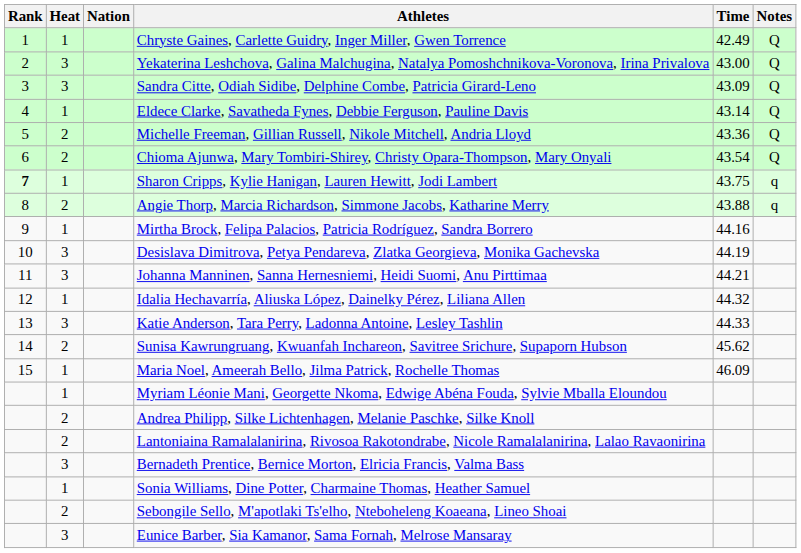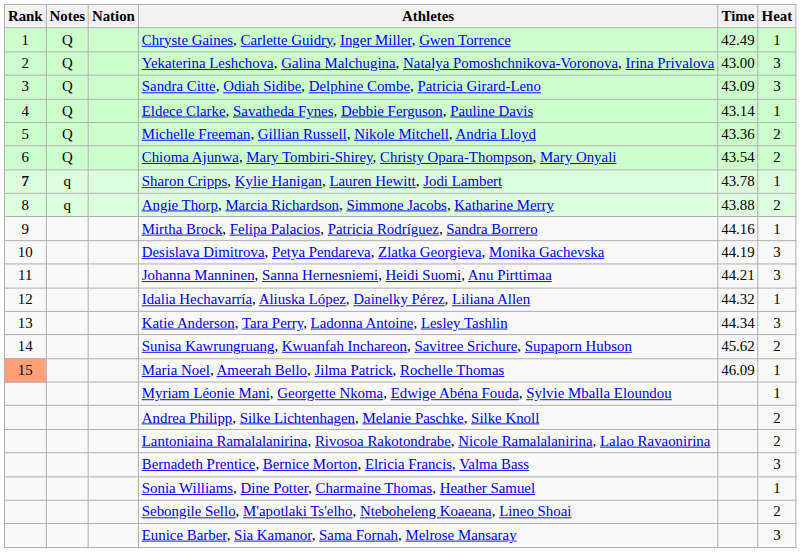columns swapped: (65, 16) <-> (774, 16)
(733, 181) 43.75 -> (738, 181) 43.78
(733, 323) 44.33 -> (738, 323) 44.34
(25, 370) no background -> (25, 370) lightsalmon background
